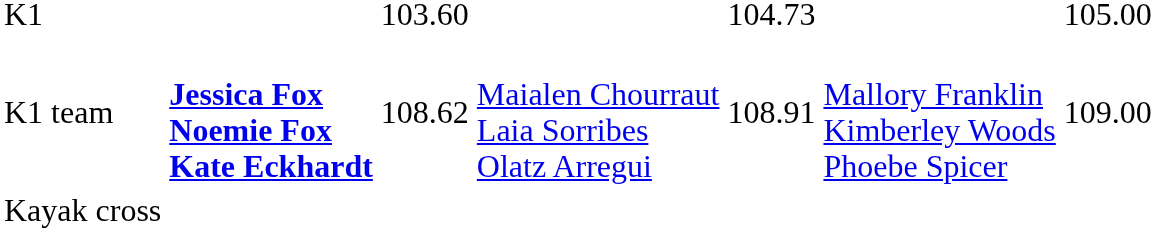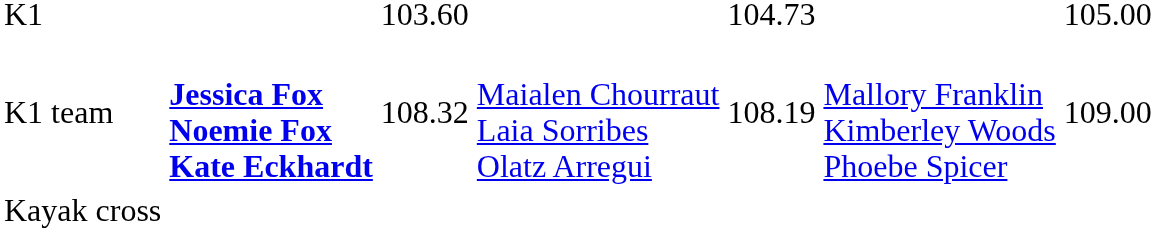(425, 112) 108.62 -> (425, 112) 108.32
(771, 112) 108.91 -> (771, 112) 108.19
